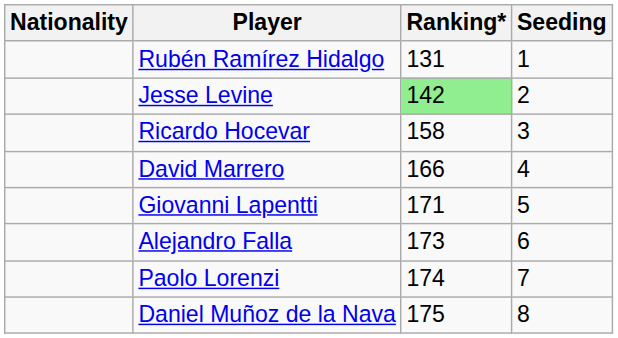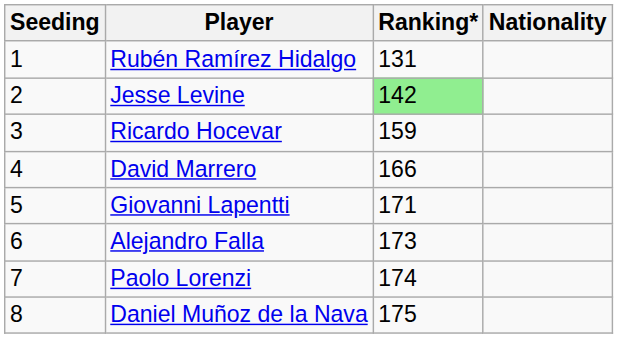columns swapped: (69, 22) <-> (562, 22)
(426, 132) 158 -> (398, 132) 159
